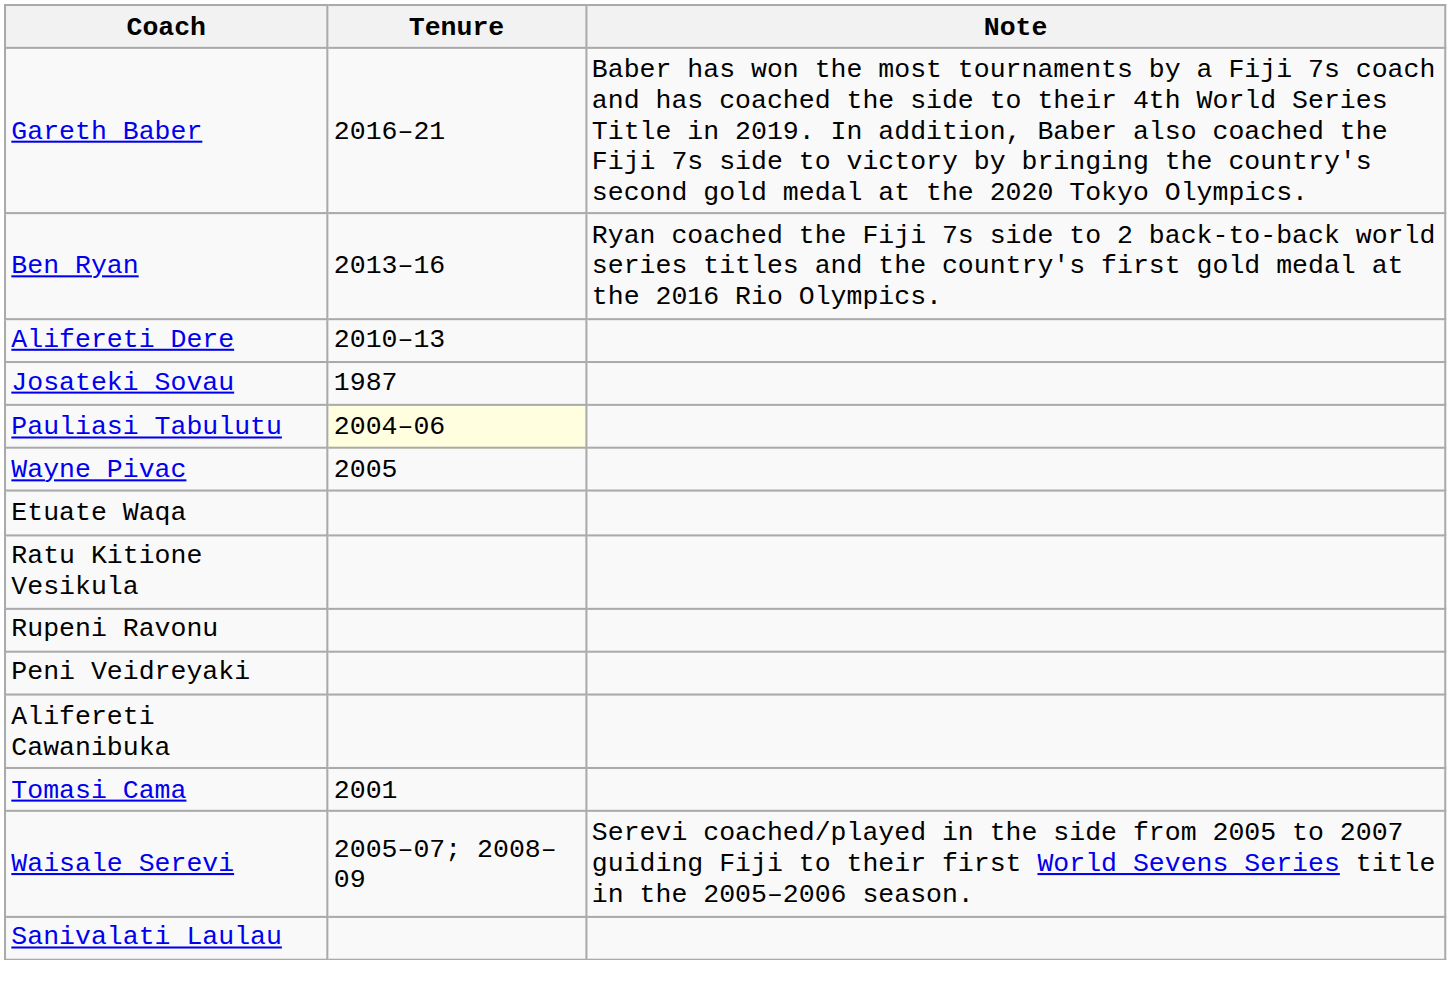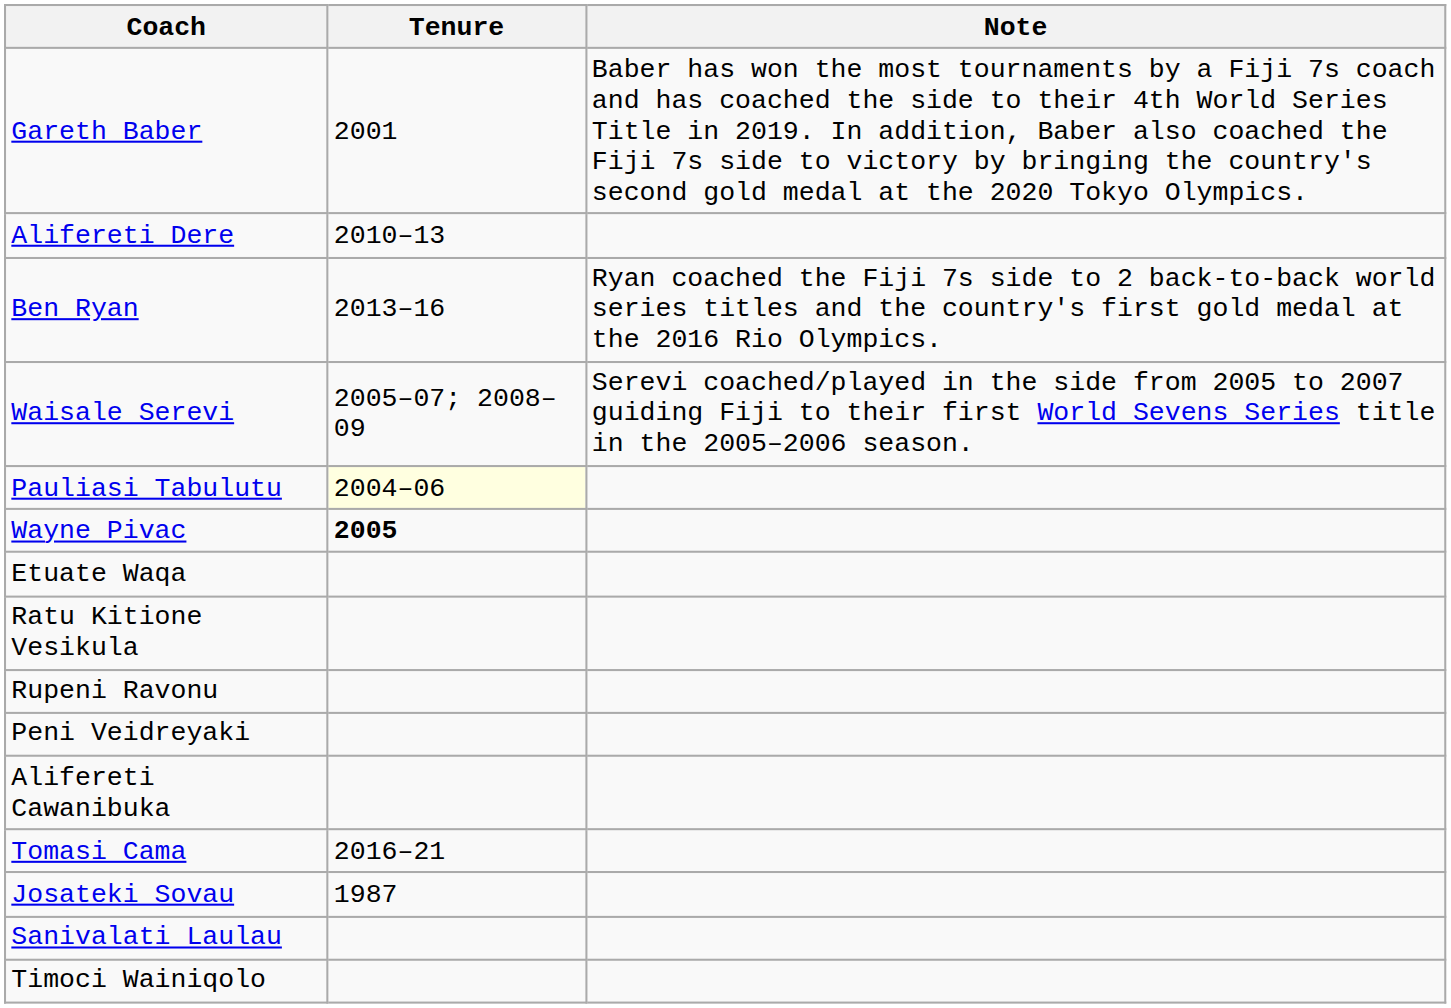(390, 131) 2016–21 -> (366, 131) 2001
rows swapped: (75, 266) <-> (123, 340)
rows swapped: (123, 864) <-> (123, 383)
(366, 470) normal -> (366, 531) bold
(366, 790) 2001 -> (390, 851) 2016–21
+ row: (139, 981)
